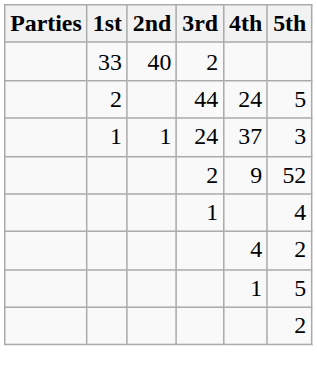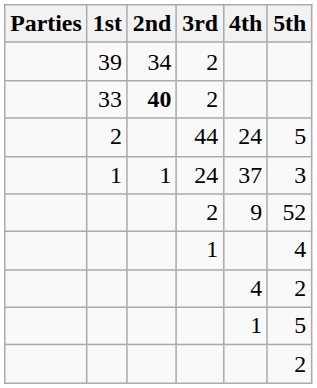+ row: (110, 61)
(159, 61) normal -> (159, 99) bold
